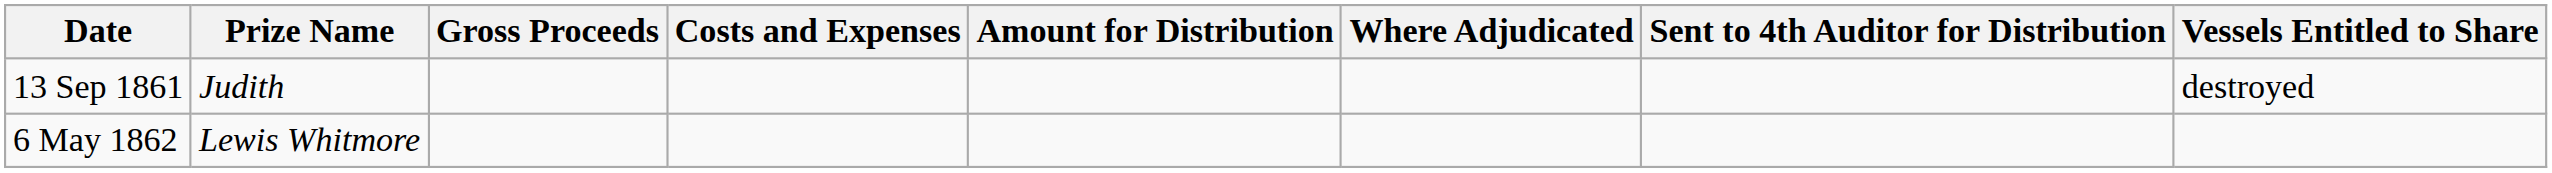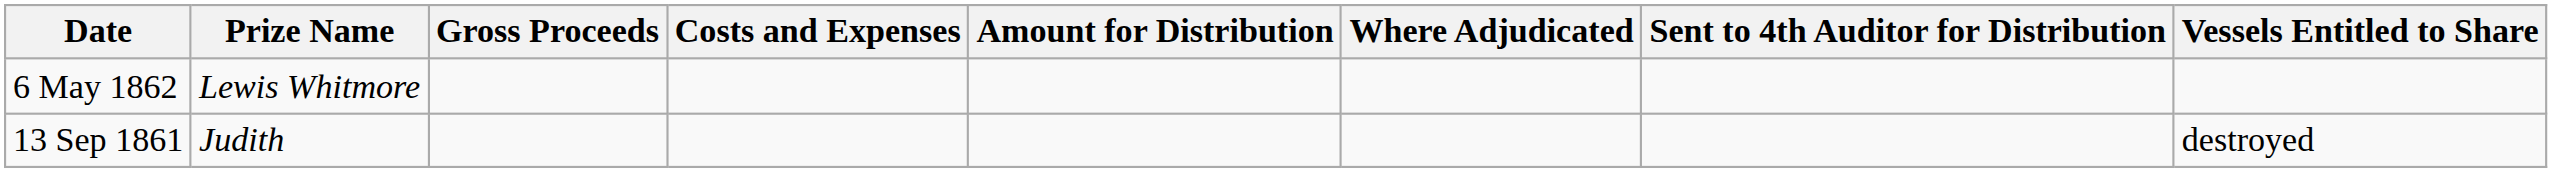rows swapped: (98, 85) <-> (95, 139)
